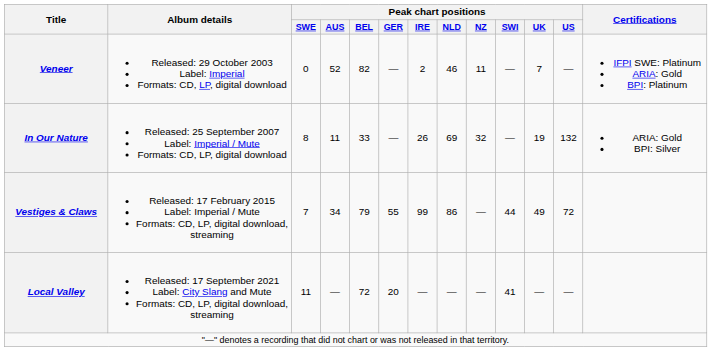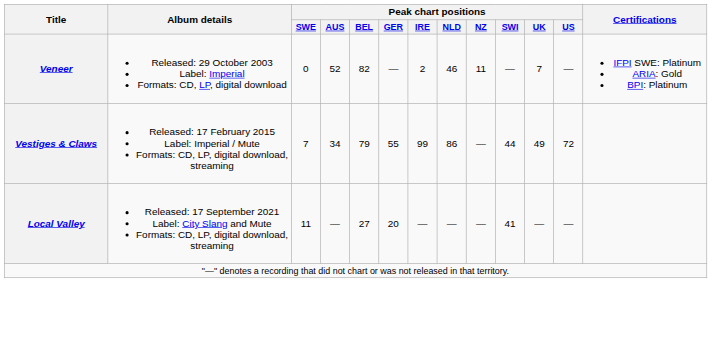- row: (56, 137)
(364, 292) 72 -> (364, 223) 27
